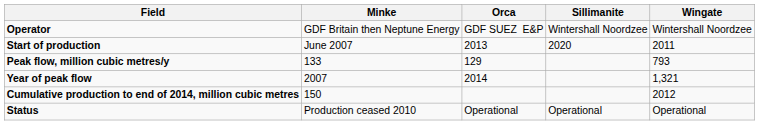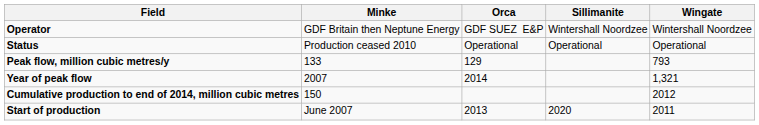rows swapped: (54, 45) <-> (23, 111)
